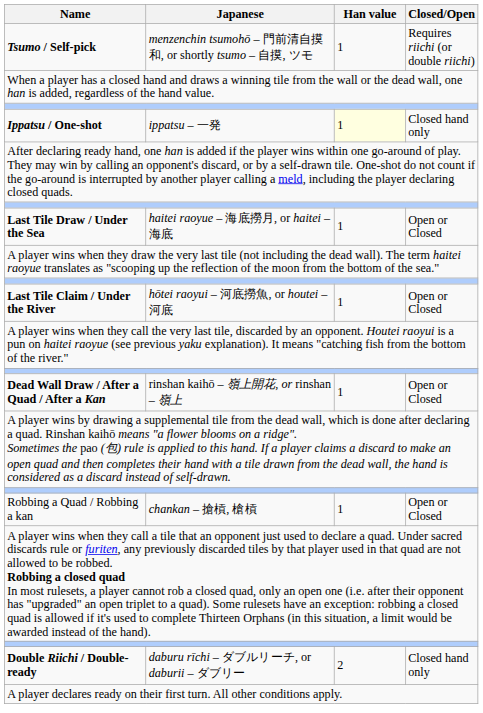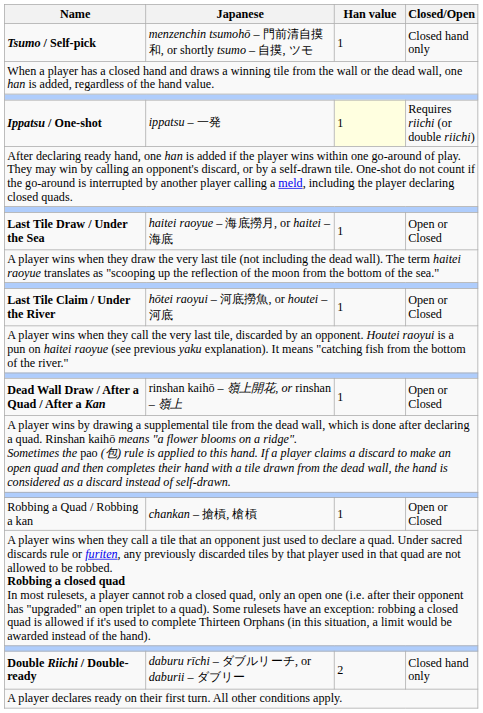(441, 47) Requires riichi (or double riichi) -> (438, 42) Closed hand only
(438, 125) Closed hand only -> (441, 123) Requires riichi (or double riichi)
